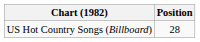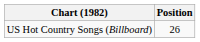(175, 29) 28 -> (175, 29) 26
